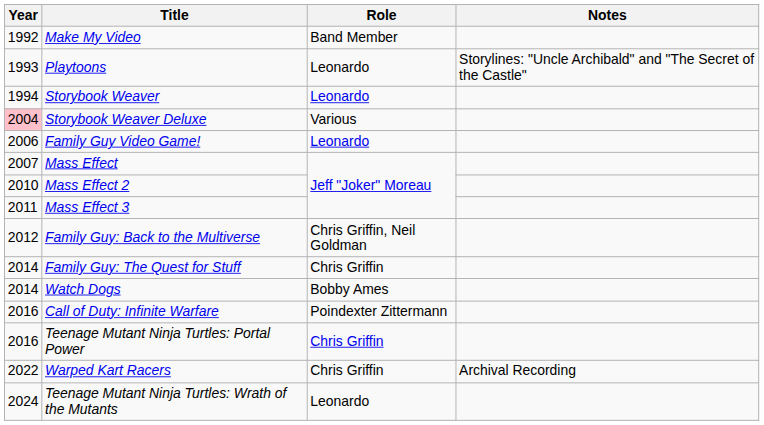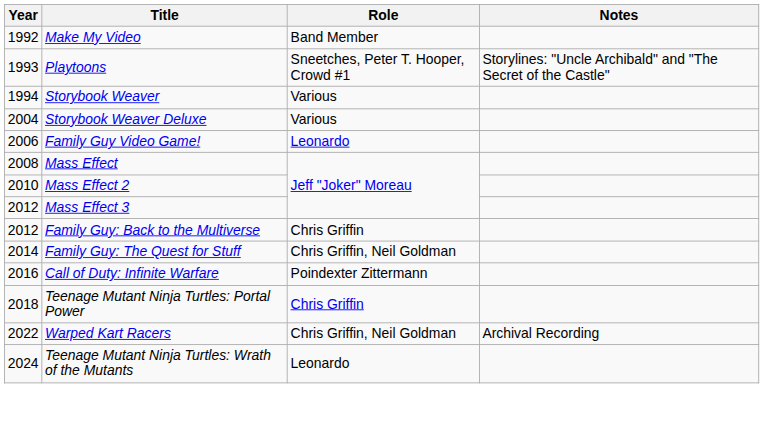(340, 67) Leonardo -> (378, 67) Sneetches, Peter T. Hooper, Crowd #1
(340, 97) Leonardo -> (314, 97) Various
(23, 119) pink background -> (23, 119) no background
(23, 163) 2007 -> (23, 163) 2008
(23, 207) 2011 -> (23, 207) 2012
(363, 237) Chris Griffin, Neil Goldman -> (327, 229) Chris Griffin
(347, 267) Chris Griffin -> (373, 251) Chris Griffin, Neil Goldman
- row: (83, 289)
(23, 341) 2016 -> (23, 303) 2018
(347, 371) Chris Griffin -> (373, 333) Chris Griffin, Neil Goldman
